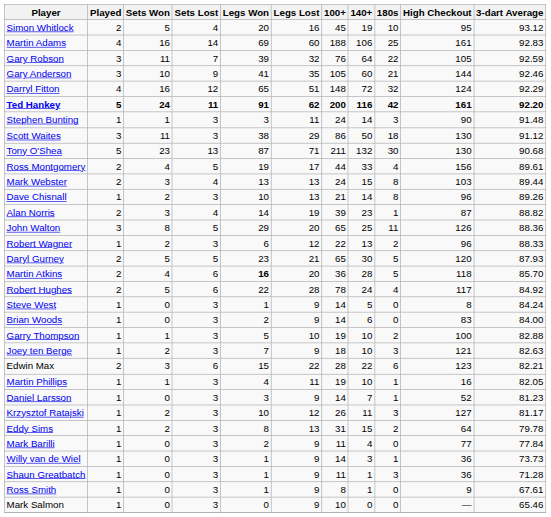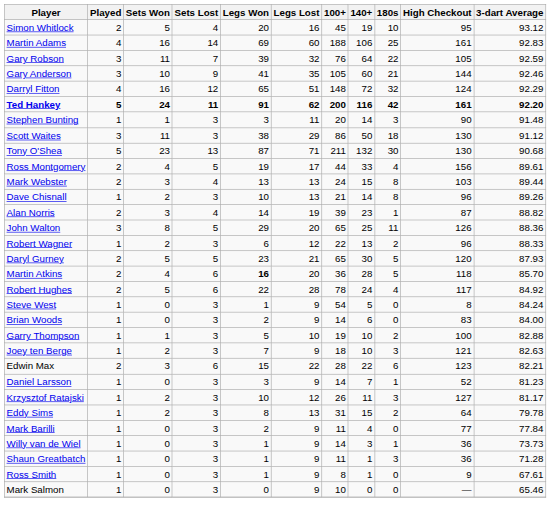(340, 120) 24 -> (340, 120) 20
(340, 305) 14 -> (340, 305) 54
- row: (37, 382)
